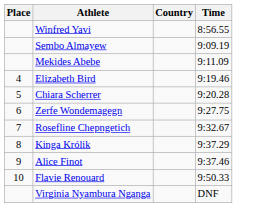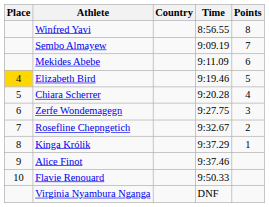+ column: (248, 12)
(19, 78) no background -> (19, 78) gold background
